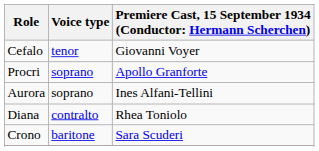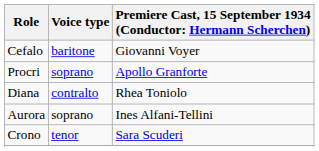(65, 51) tenor -> (73, 51) baritone
rows swapped: (23, 114) <-> (26, 93)
(73, 135) baritone -> (65, 135) tenor
